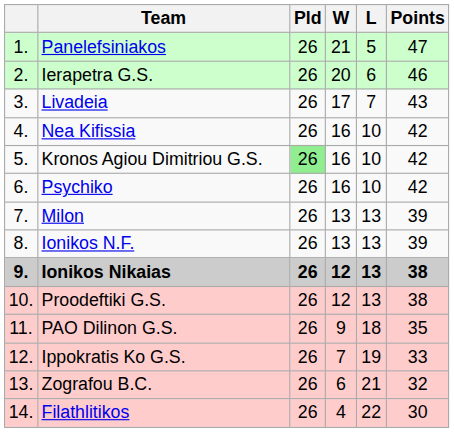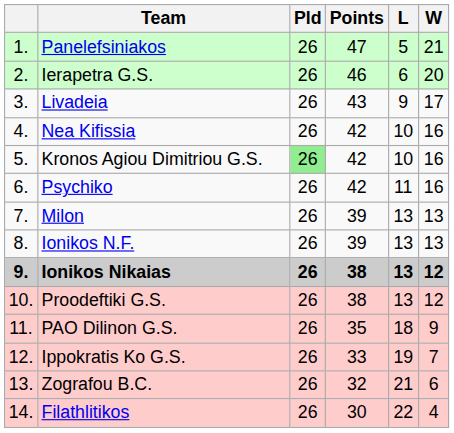columns swapped: (341, 18) <-> (418, 18)
(371, 103) 7 -> (403, 103) 9
(371, 187) 10 -> (403, 187) 11
